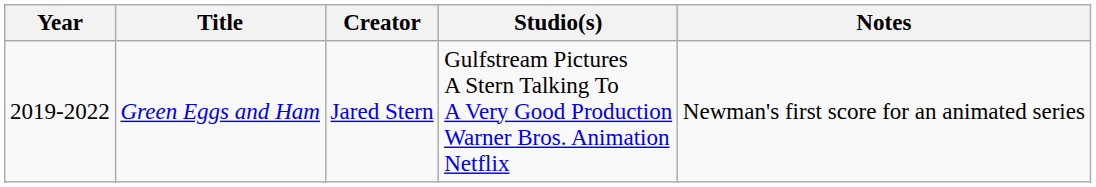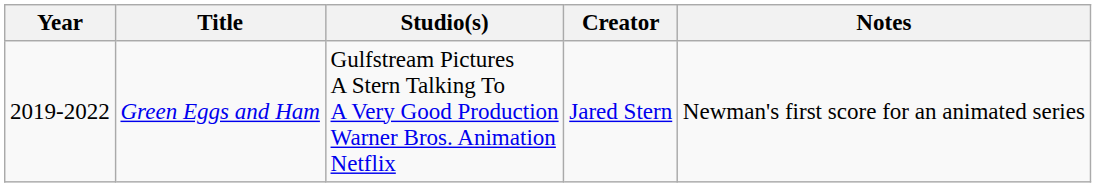columns swapped: (382, 22) <-> (558, 22)
